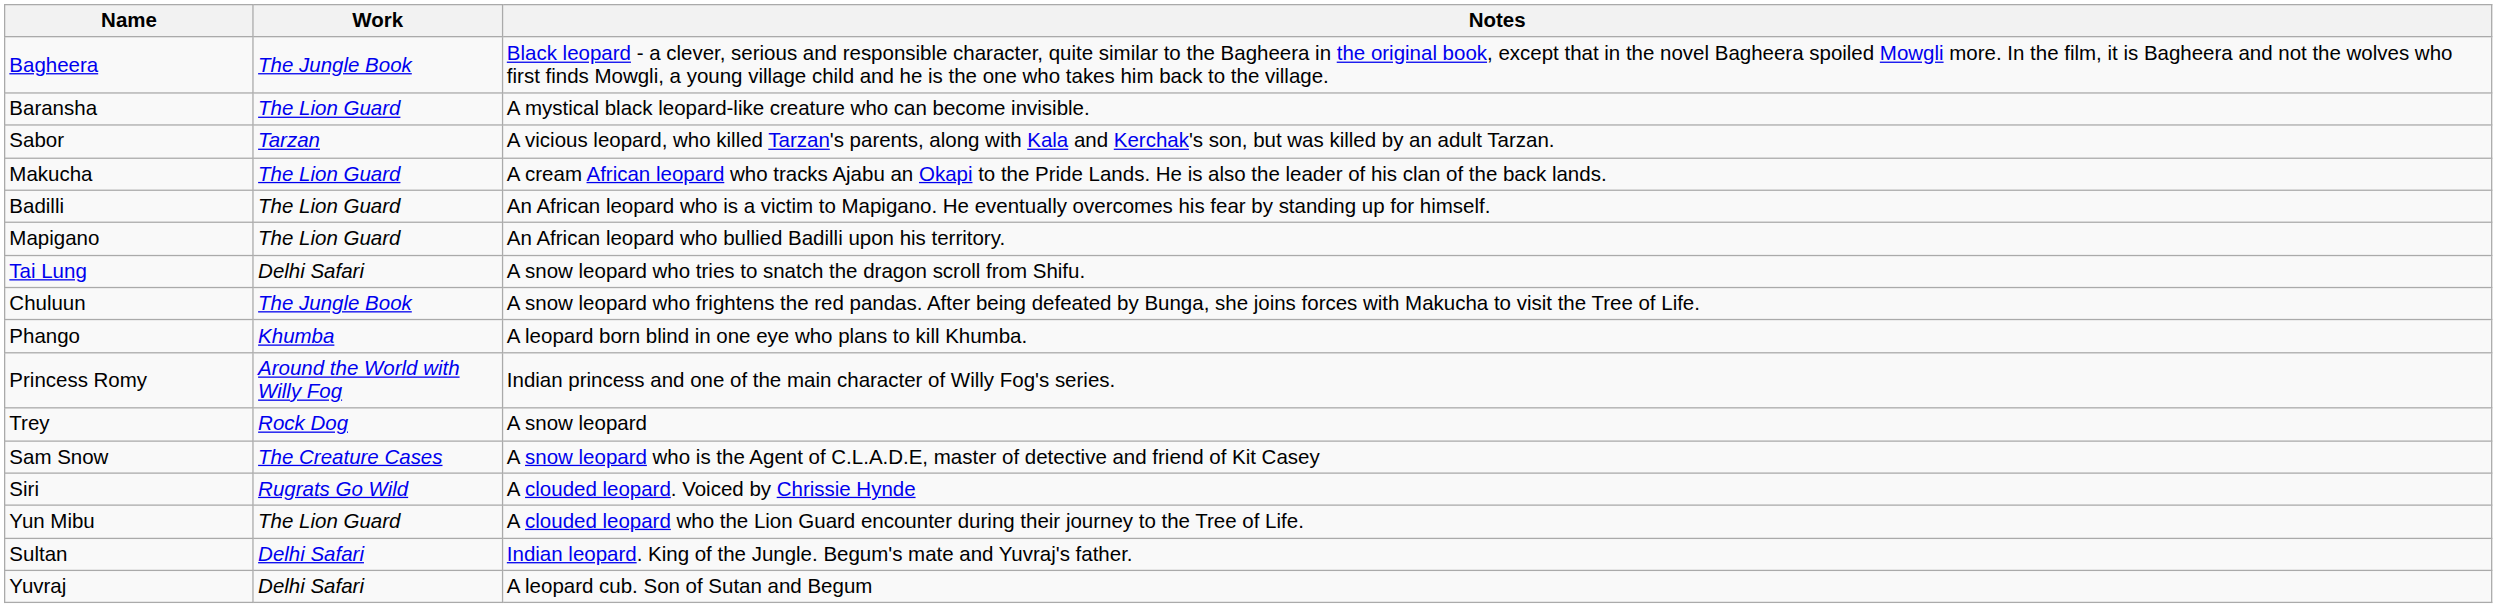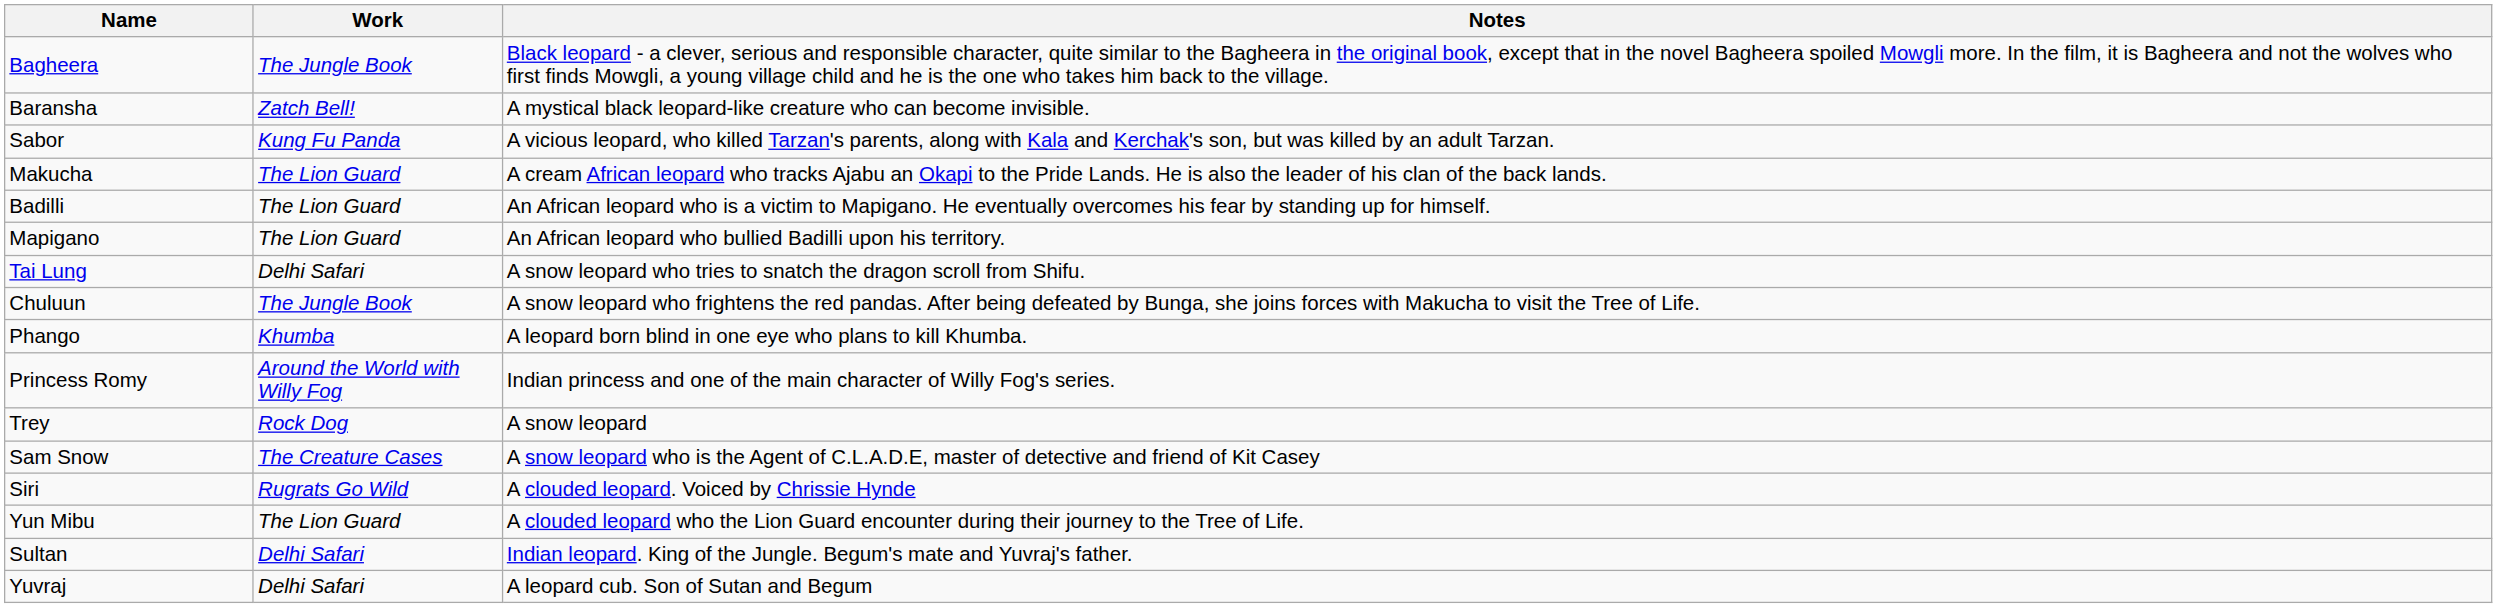(329, 108) The Lion Guard -> (306, 108) Zatch Bell!
(289, 141) Tarzan -> (329, 141) Kung Fu Panda
